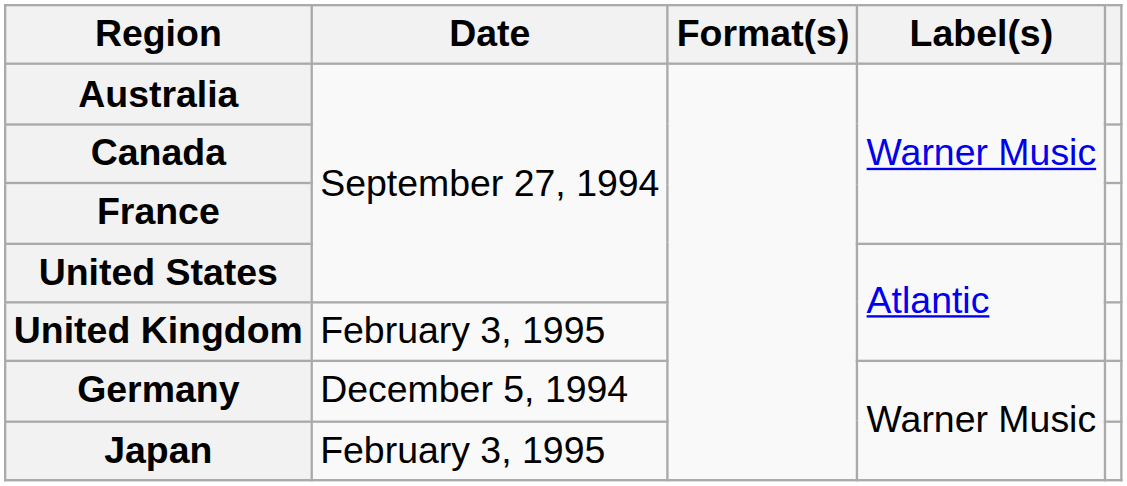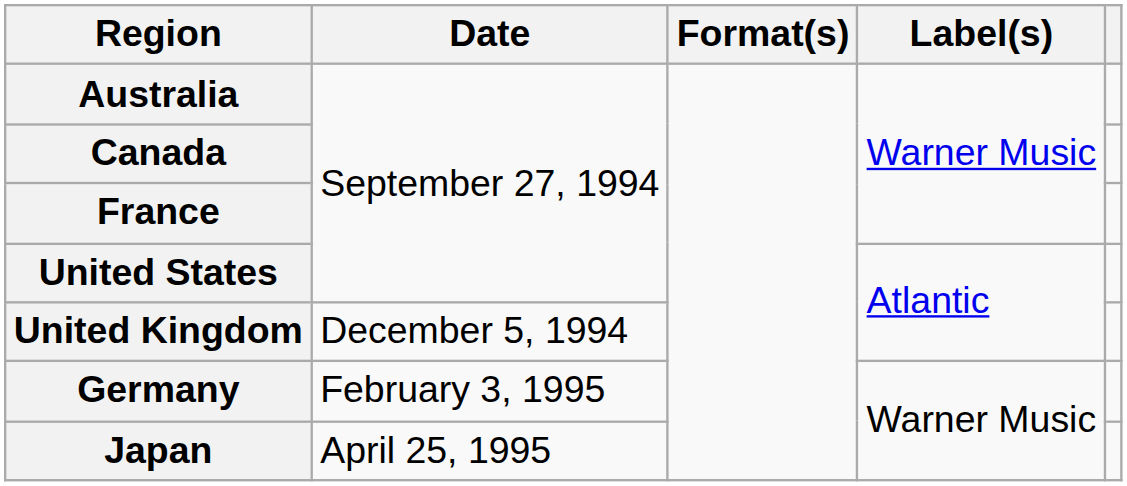(463, 331) February 3, 1995 -> (474, 331) December 5, 1994
(474, 390) December 5, 1994 -> (463, 390) February 3, 1995
(463, 449) February 3, 1995 -> (436, 449) April 25, 1995
